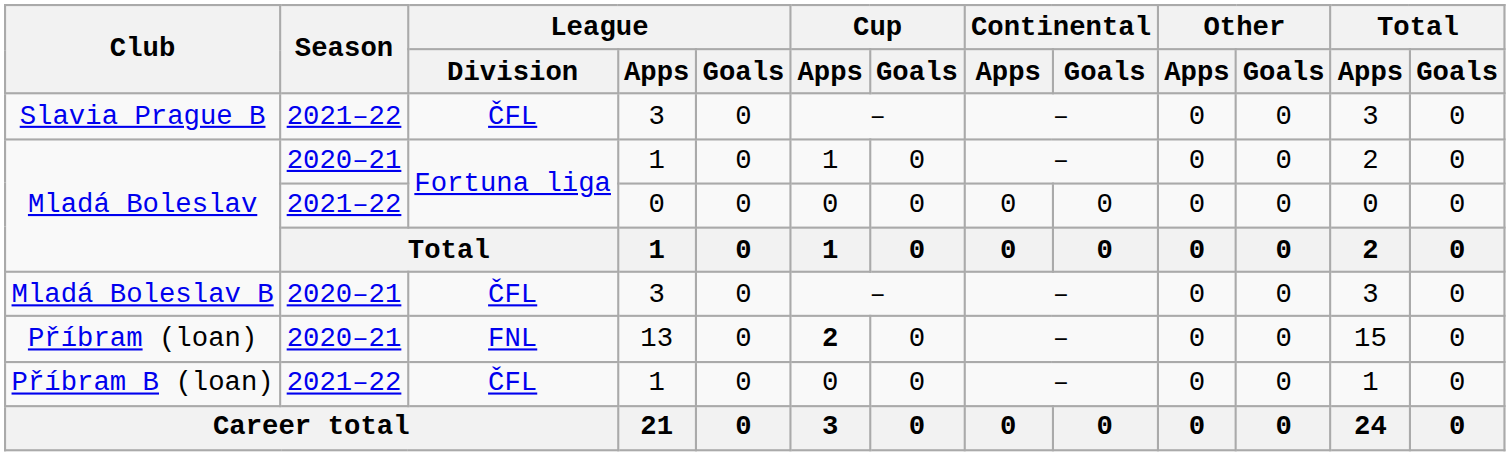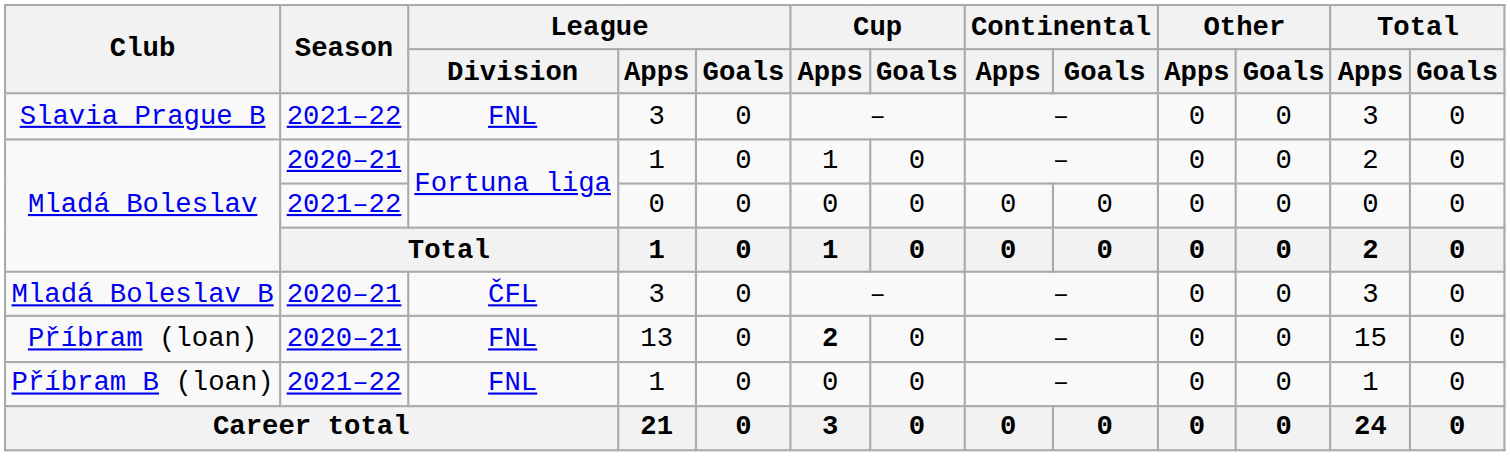(513, 116) ČFL -> (513, 116) FNL
(513, 383) ČFL -> (513, 383) FNL
